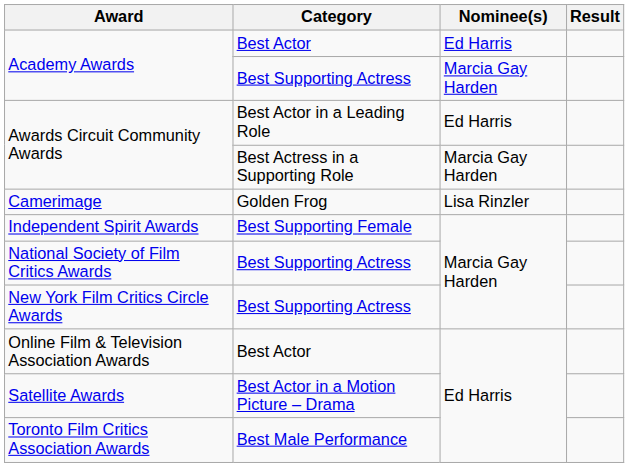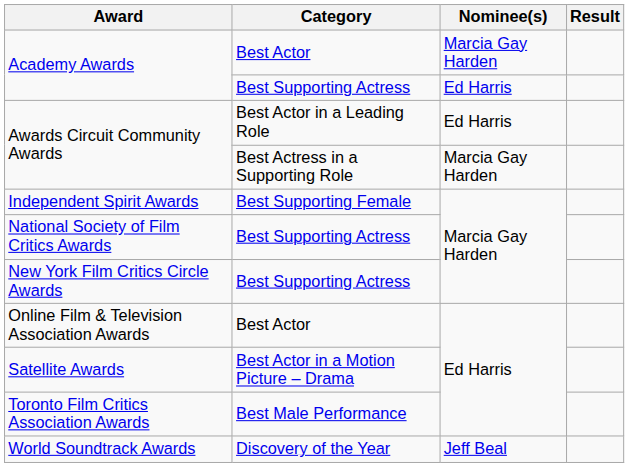(478, 43) Ed Harris -> (485, 52) Marcia Gay Harden
(486, 78) Marcia Gay Harden -> (478, 87) Ed Harris
- row: (55, 201)
+ row: (102, 449)
